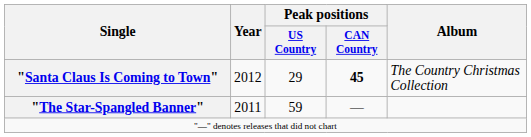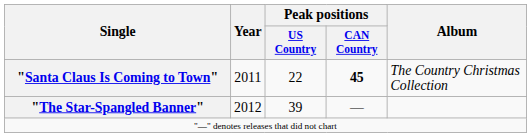(248, 77) 2012 -> (248, 77) 2011
(295, 77) 29 -> (295, 77) 22
(248, 107) 2011 -> (248, 107) 2012
(295, 107) 59 -> (295, 107) 39
